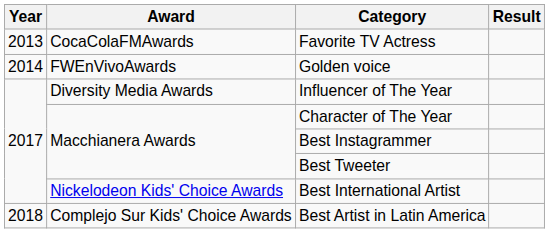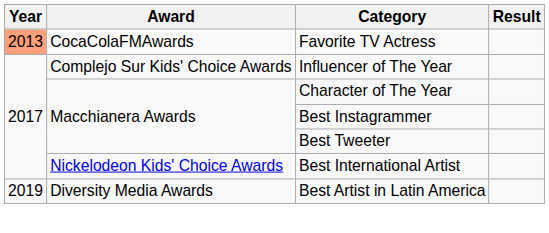(26, 41) no background -> (26, 41) lightsalmon background
- row: (345, 66)
(132, 91) Diversity Media Awards -> (171, 66) Complejo Sur Kids' Choice Awards
(26, 215) 2018 -> (26, 191) 2019
(171, 215) Complejo Sur Kids' Choice Awards -> (132, 191) Diversity Media Awards
